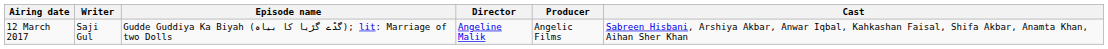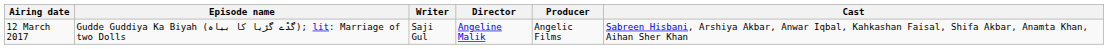columns swapped: (288, 12) <-> (98, 12)
